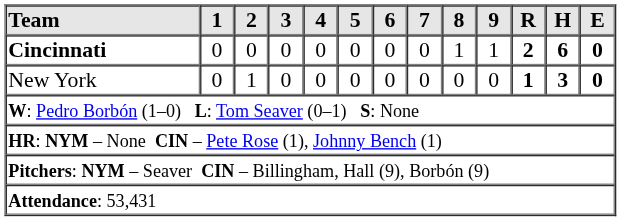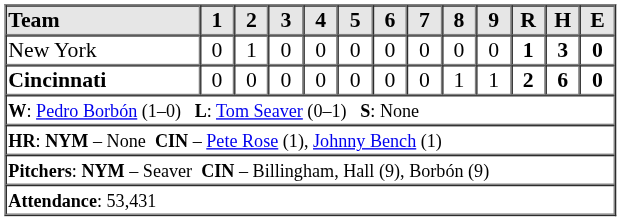rows swapped: (52, 79) <-> (57, 50)
